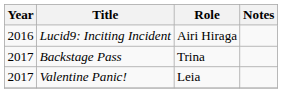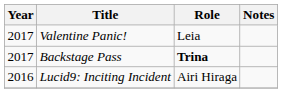rows swapped: (105, 35) <-> (83, 77)
(191, 56) normal -> (192, 56) bold
